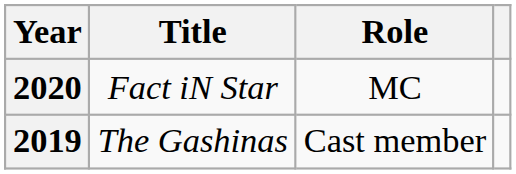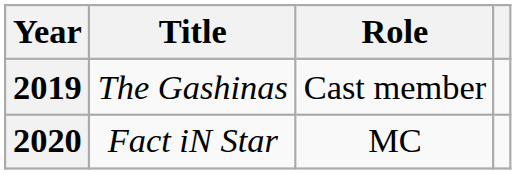rows swapped: (47, 140) <-> (47, 86)
